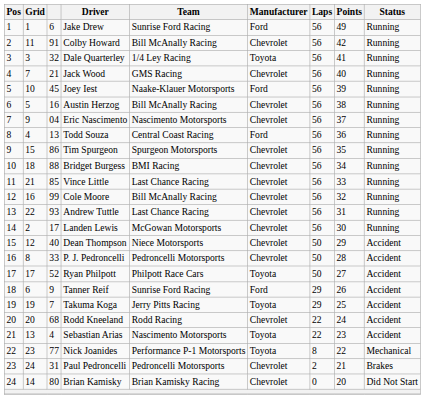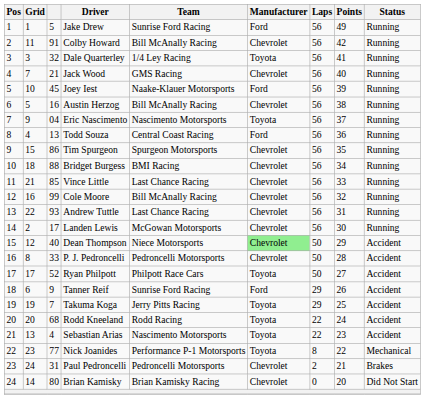(52, 27) 6 -> (52, 27) 5
(269, 119) Chevrolet -> (263, 119) Toyota
(269, 242) no background -> (269, 242) lightgreen background
(269, 319) Chevrolet -> (263, 319) Toyota
